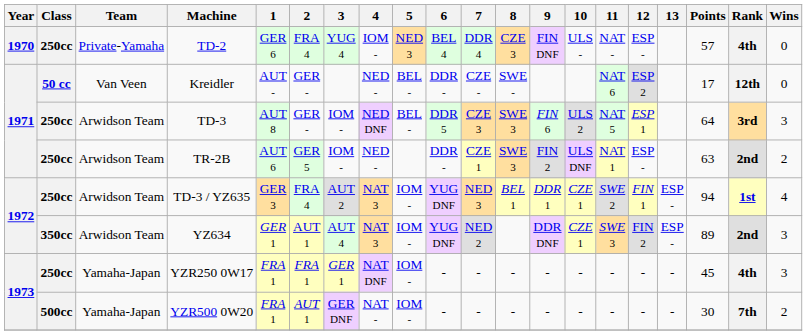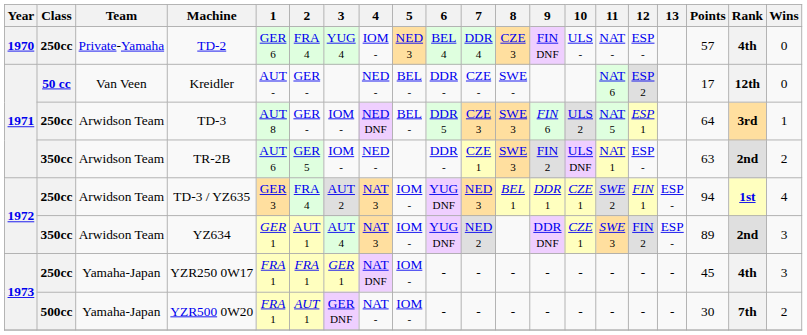(784, 121) 3 -> (784, 121) 1
(56, 159) 250cc -> (56, 159) 350cc
